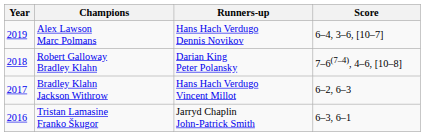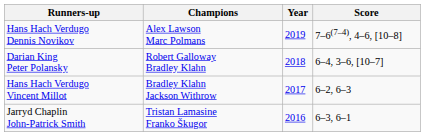columns swapped: (19, 12) <-> (243, 12)
(349, 34) 6–4, 3–6, [10–7] -> (359, 34) 7–6(7–4), 4–6, [10–8]
(359, 62) 7–6(7–4), 4–6, [10–8] -> (349, 62) 6–4, 3–6, [10–7]
